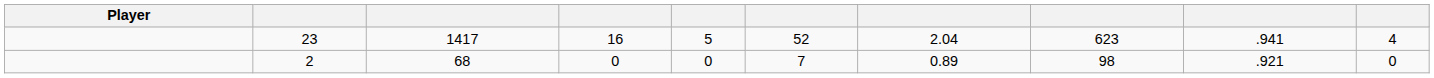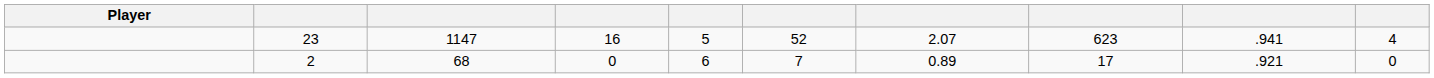(462, 38) 1417 -> (461, 38) 1147
(944, 38) 2.04 -> (942, 38) 2.07
(708, 61) 0 -> (705, 61) 6
(1107, 61) 98 -> (1106, 61) 17
